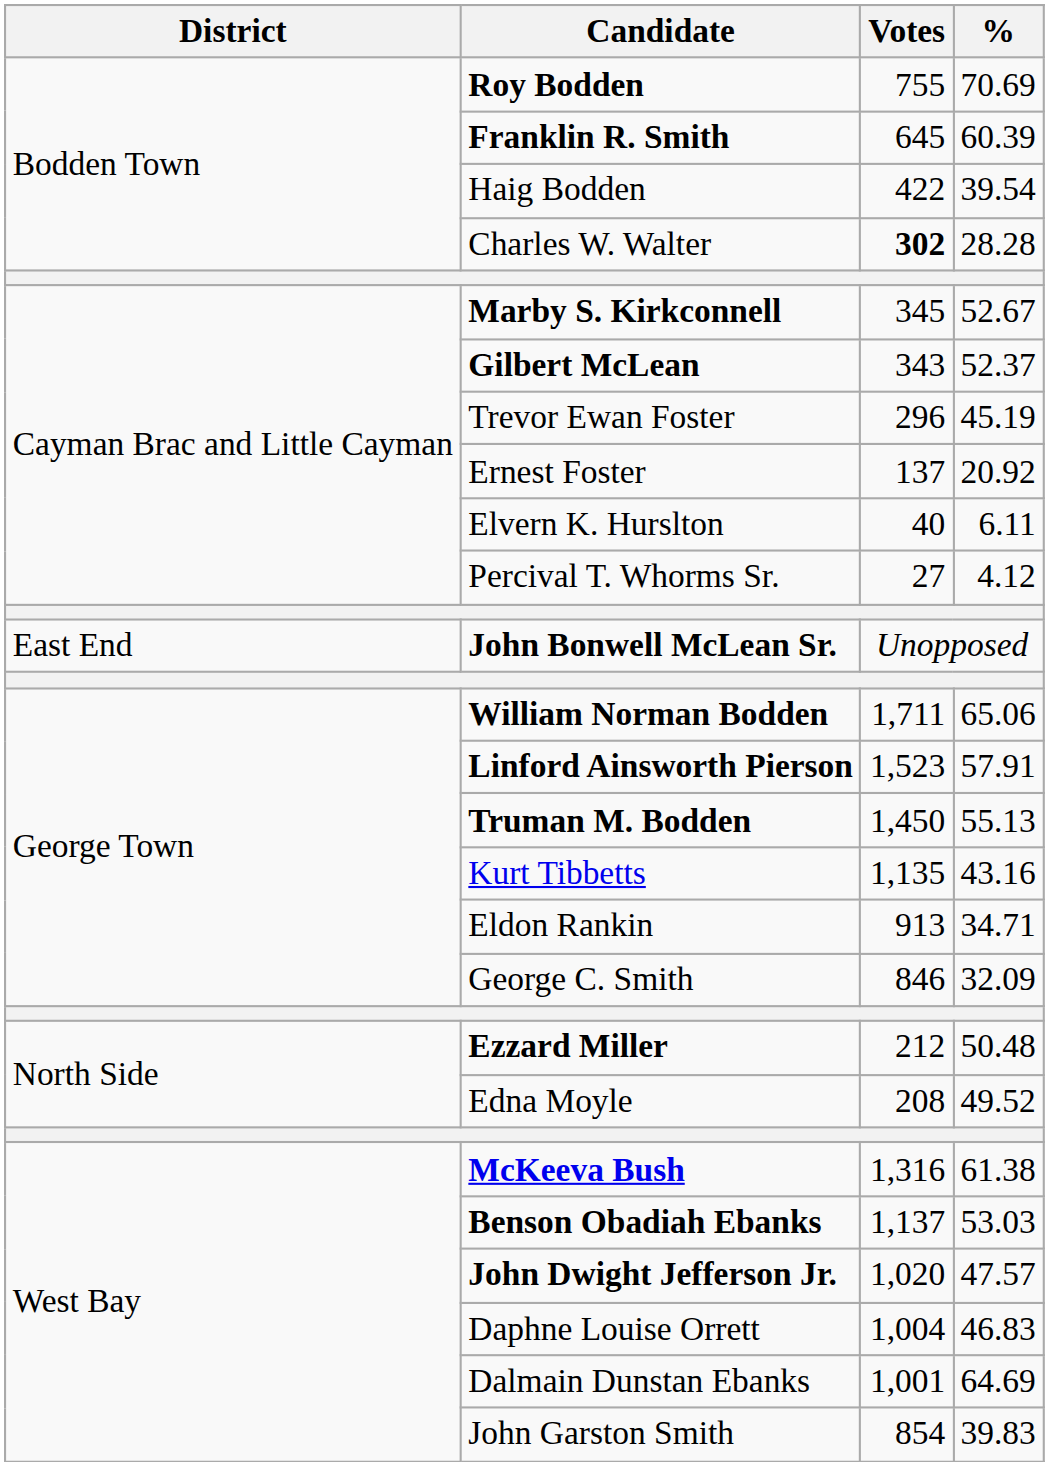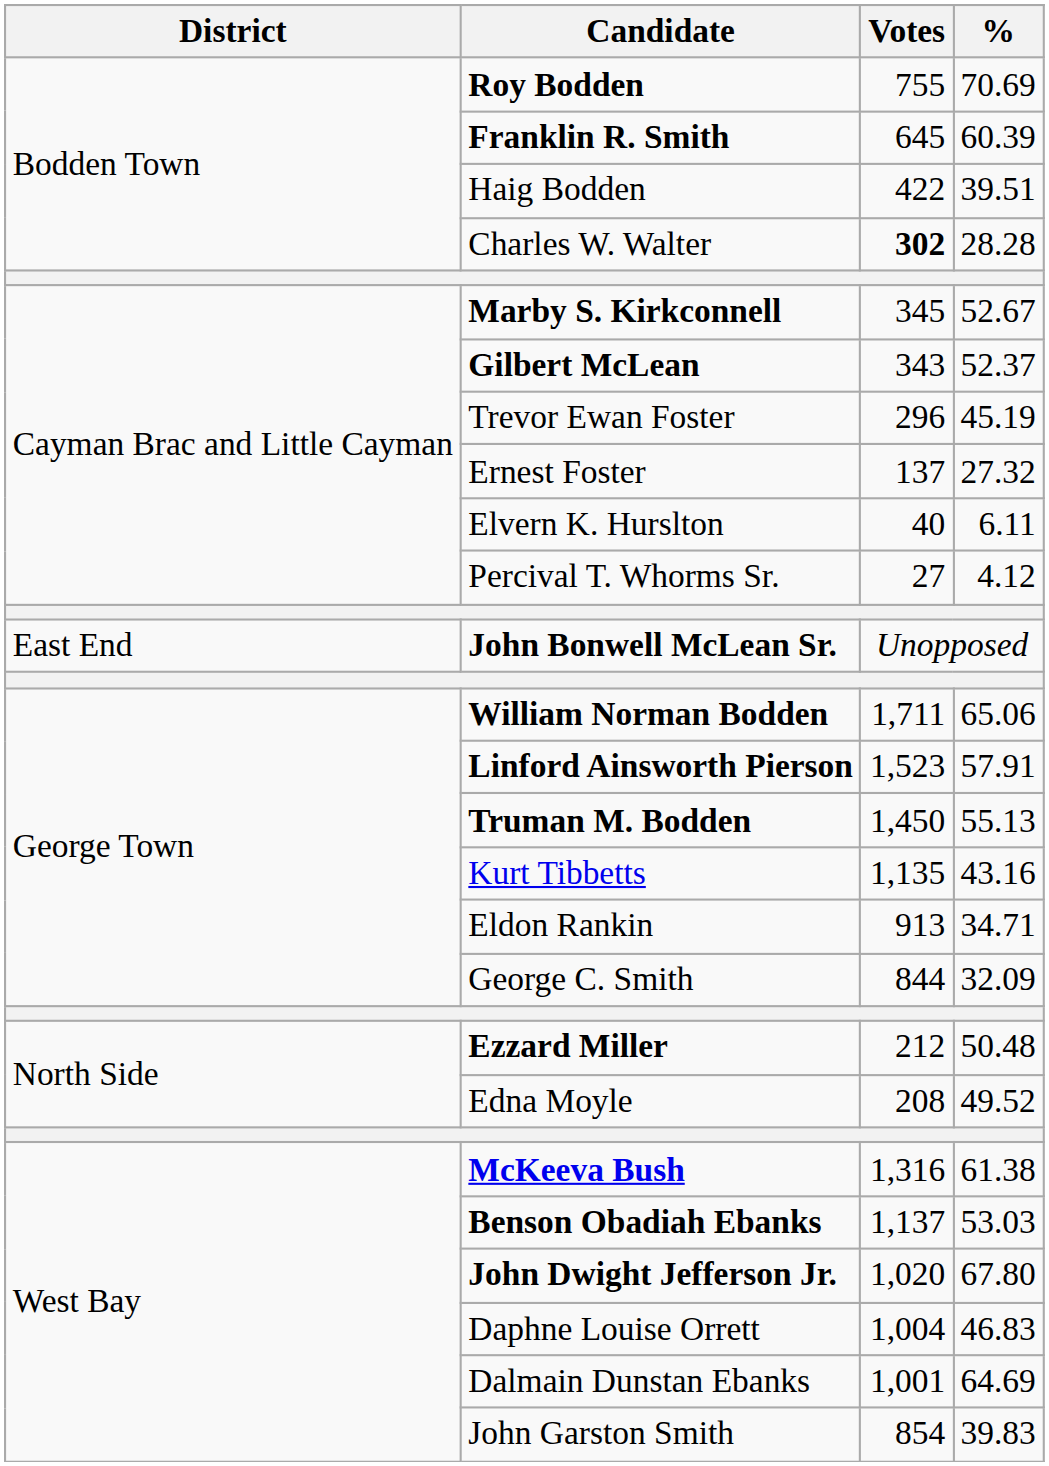(998, 190) 39.54 -> (998, 190) 39.51
(998, 470) 20.92 -> (998, 470) 27.32
(920, 978) 846 -> (920, 978) 844
(998, 1274) 47.57 -> (998, 1274) 67.80
